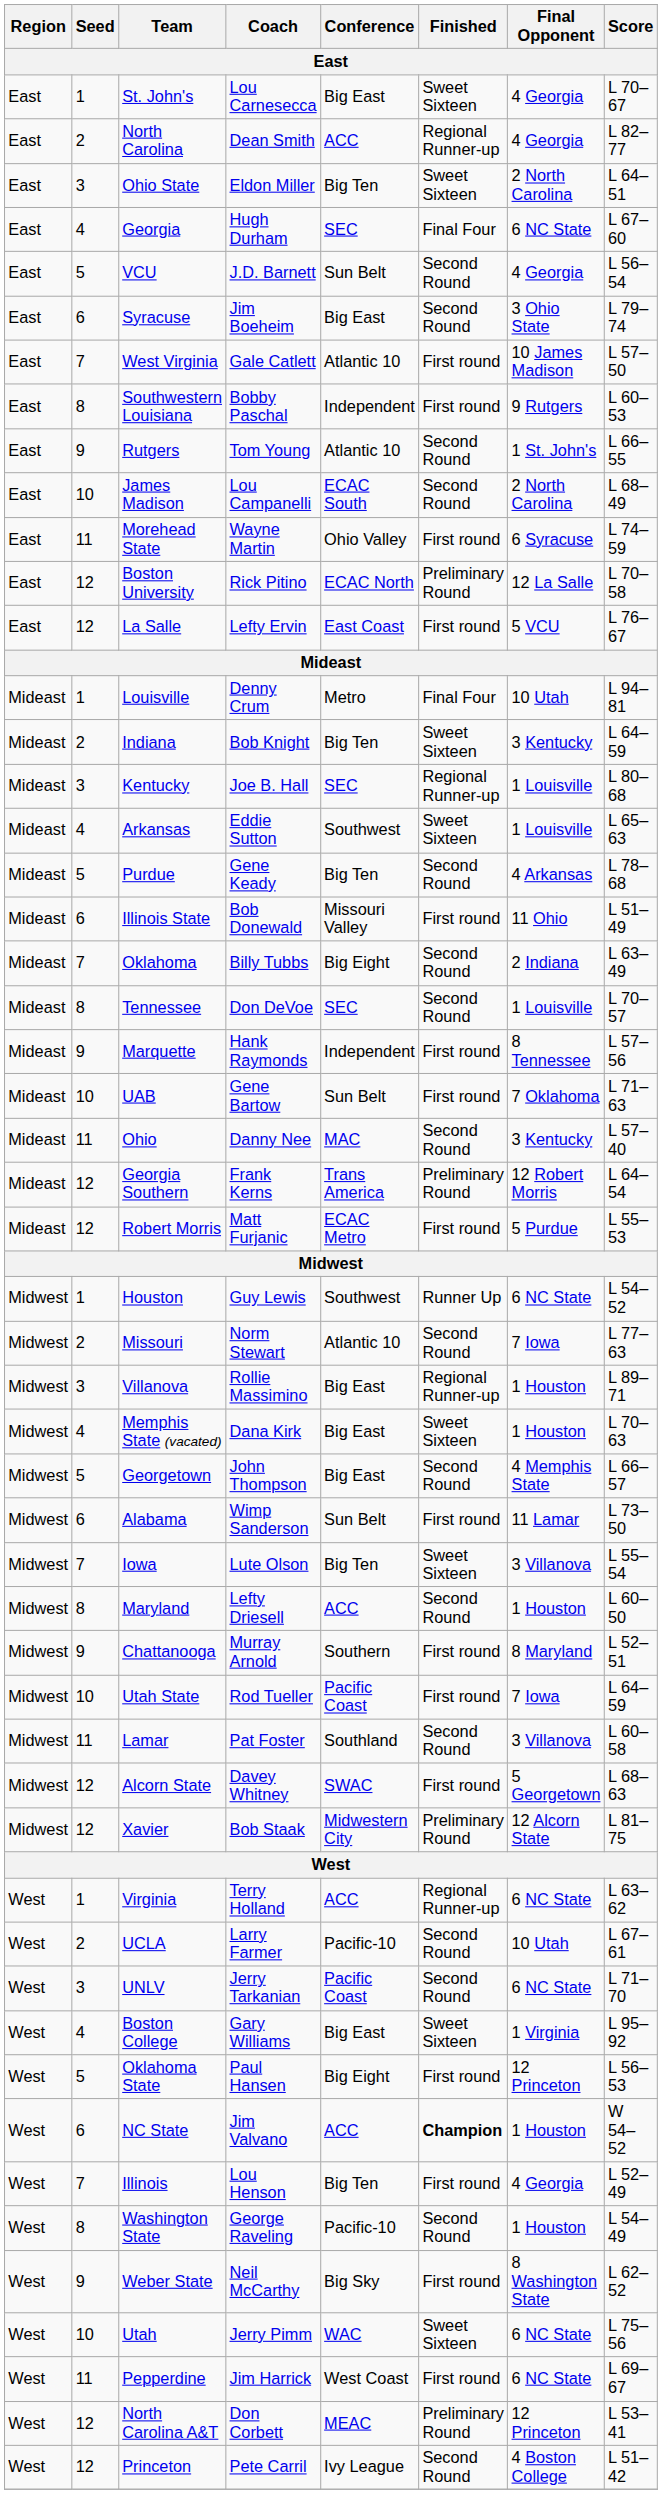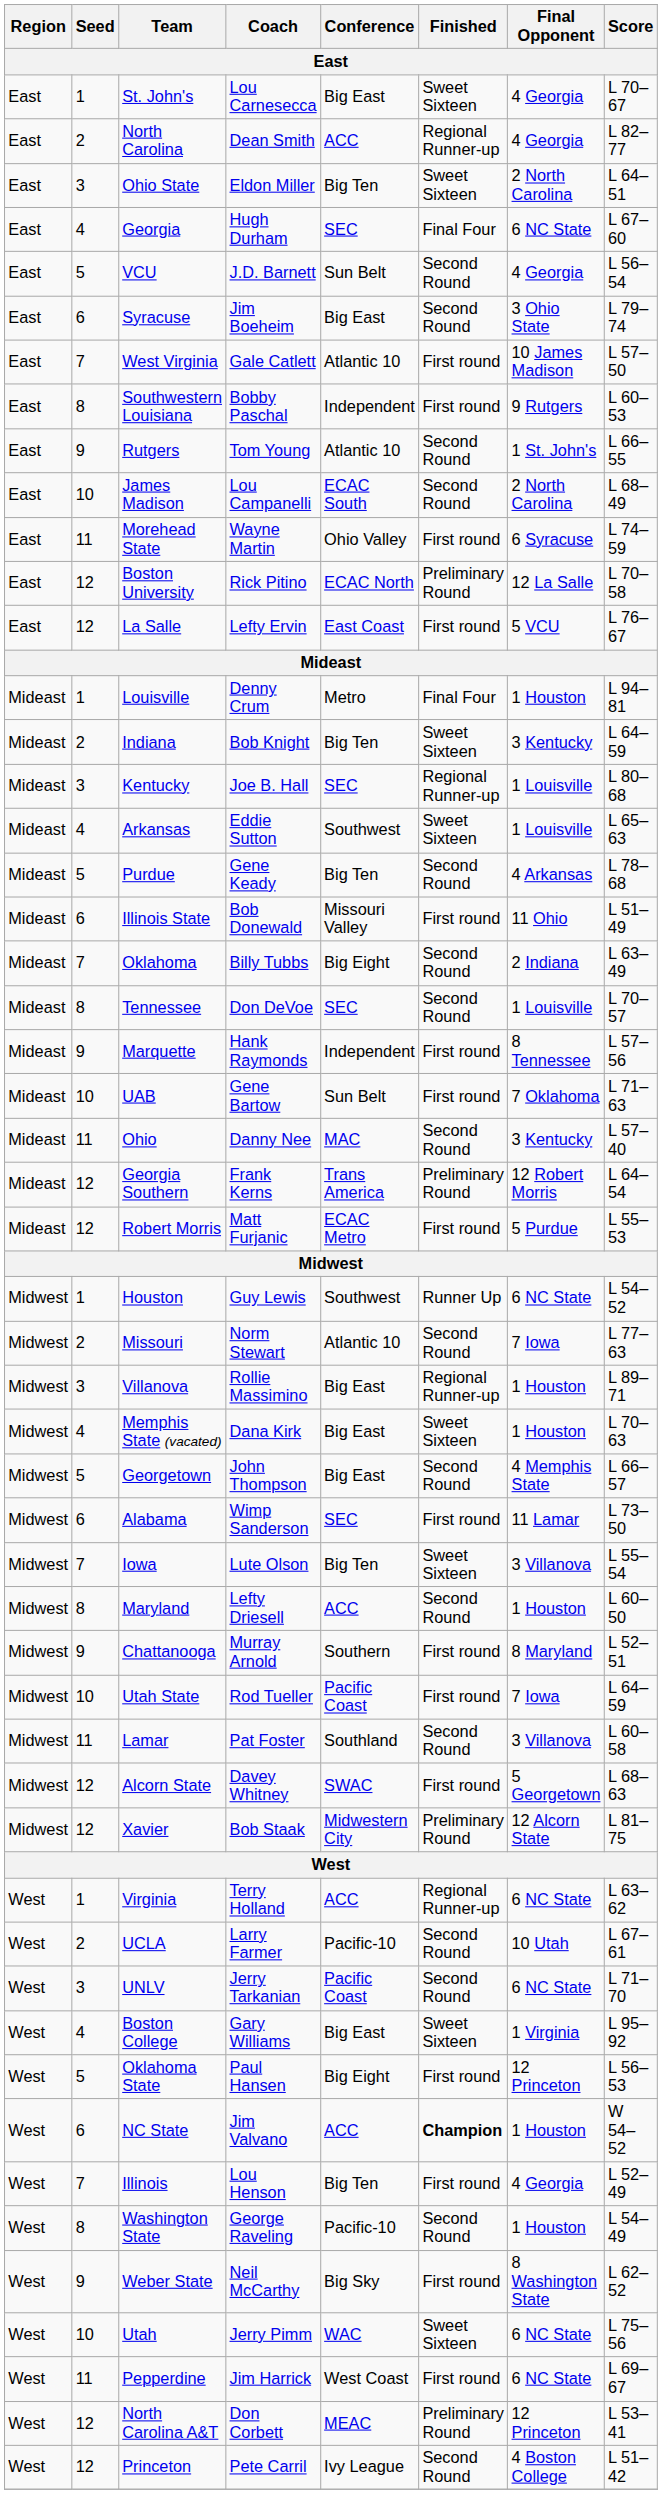(540, 697) 10 Utah -> (549, 697) 1 Houston
(355, 1520) Sun Belt -> (341, 1520) SEC
